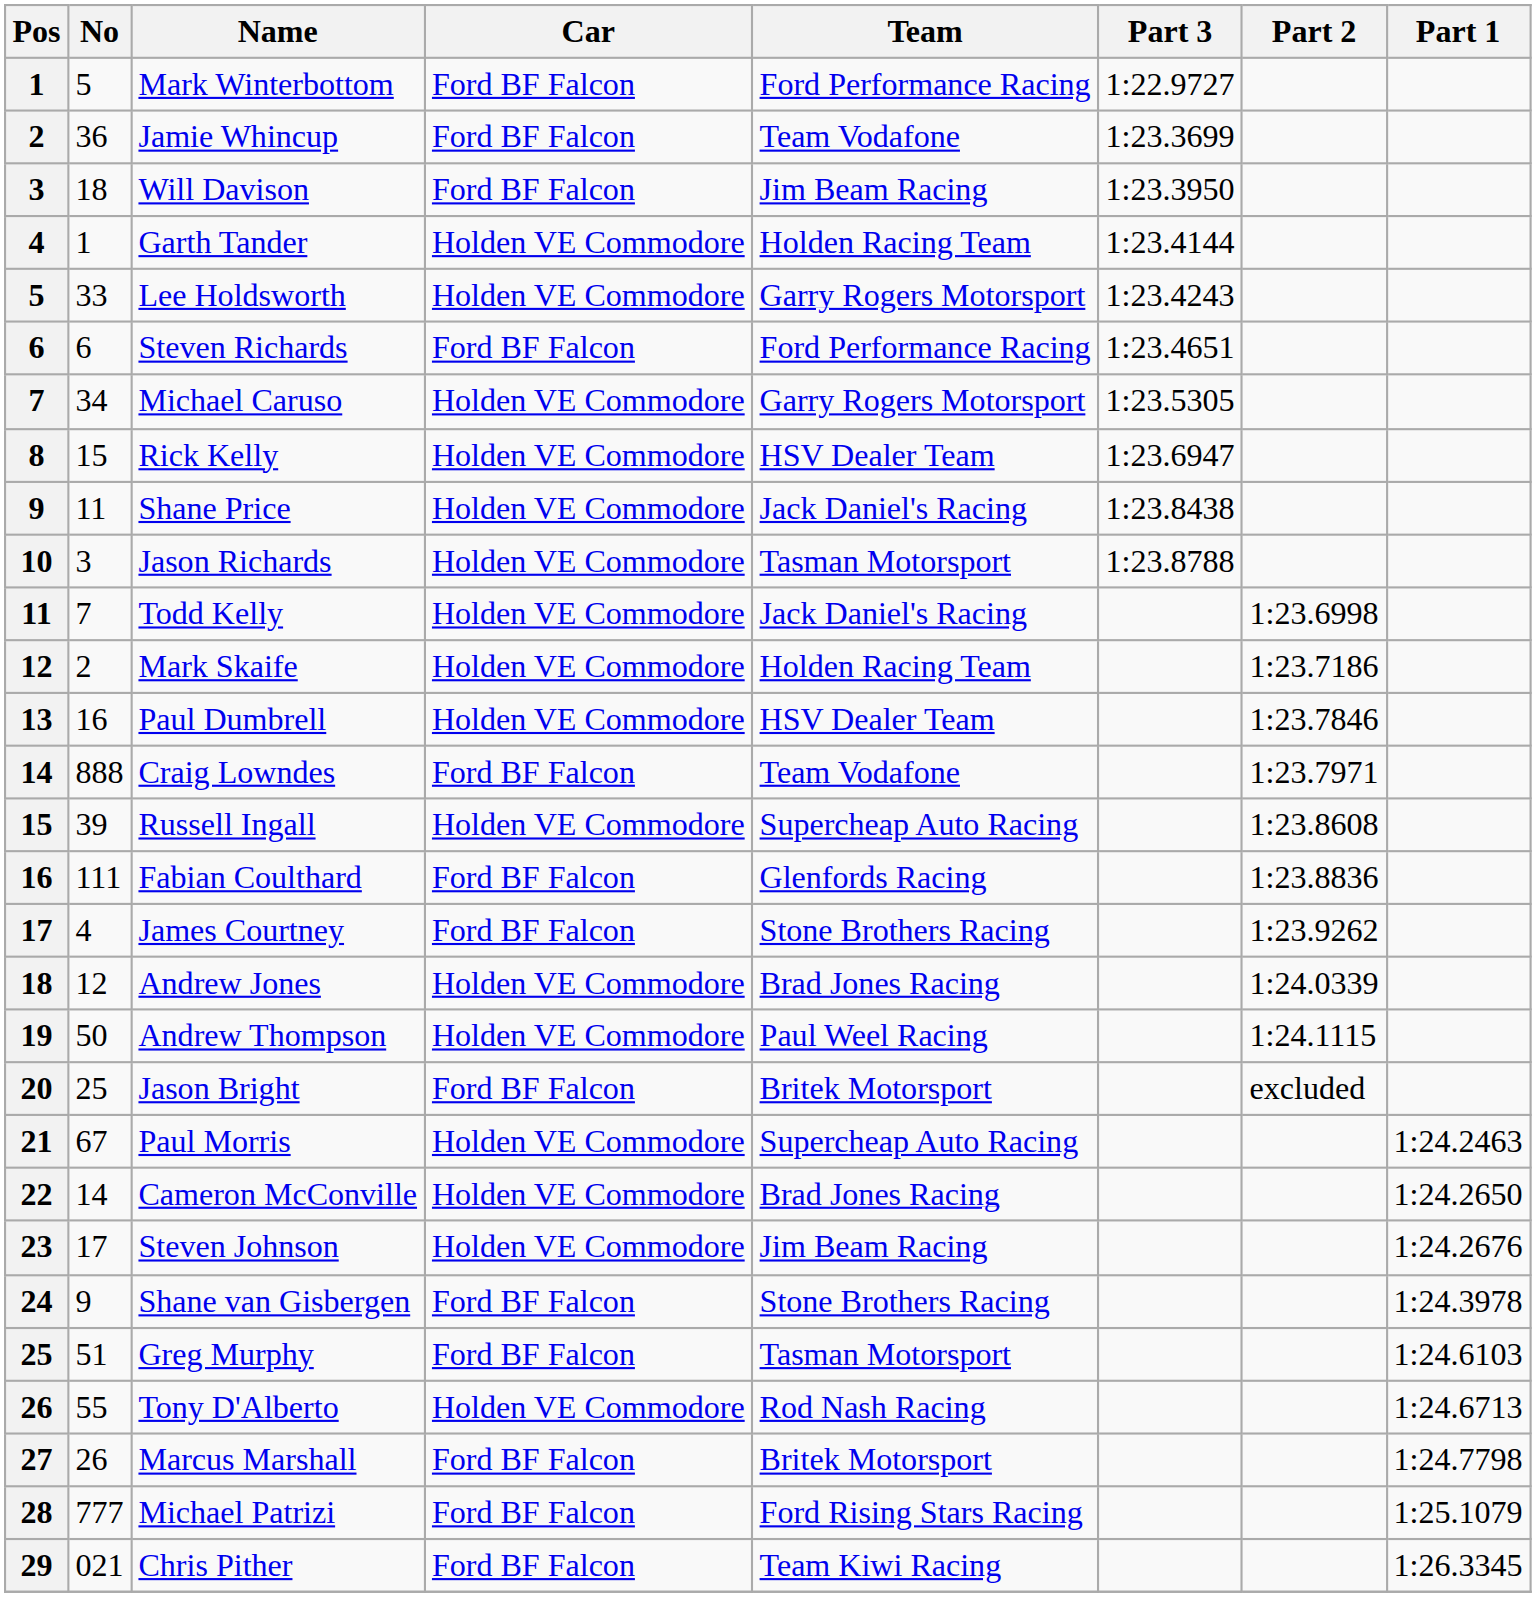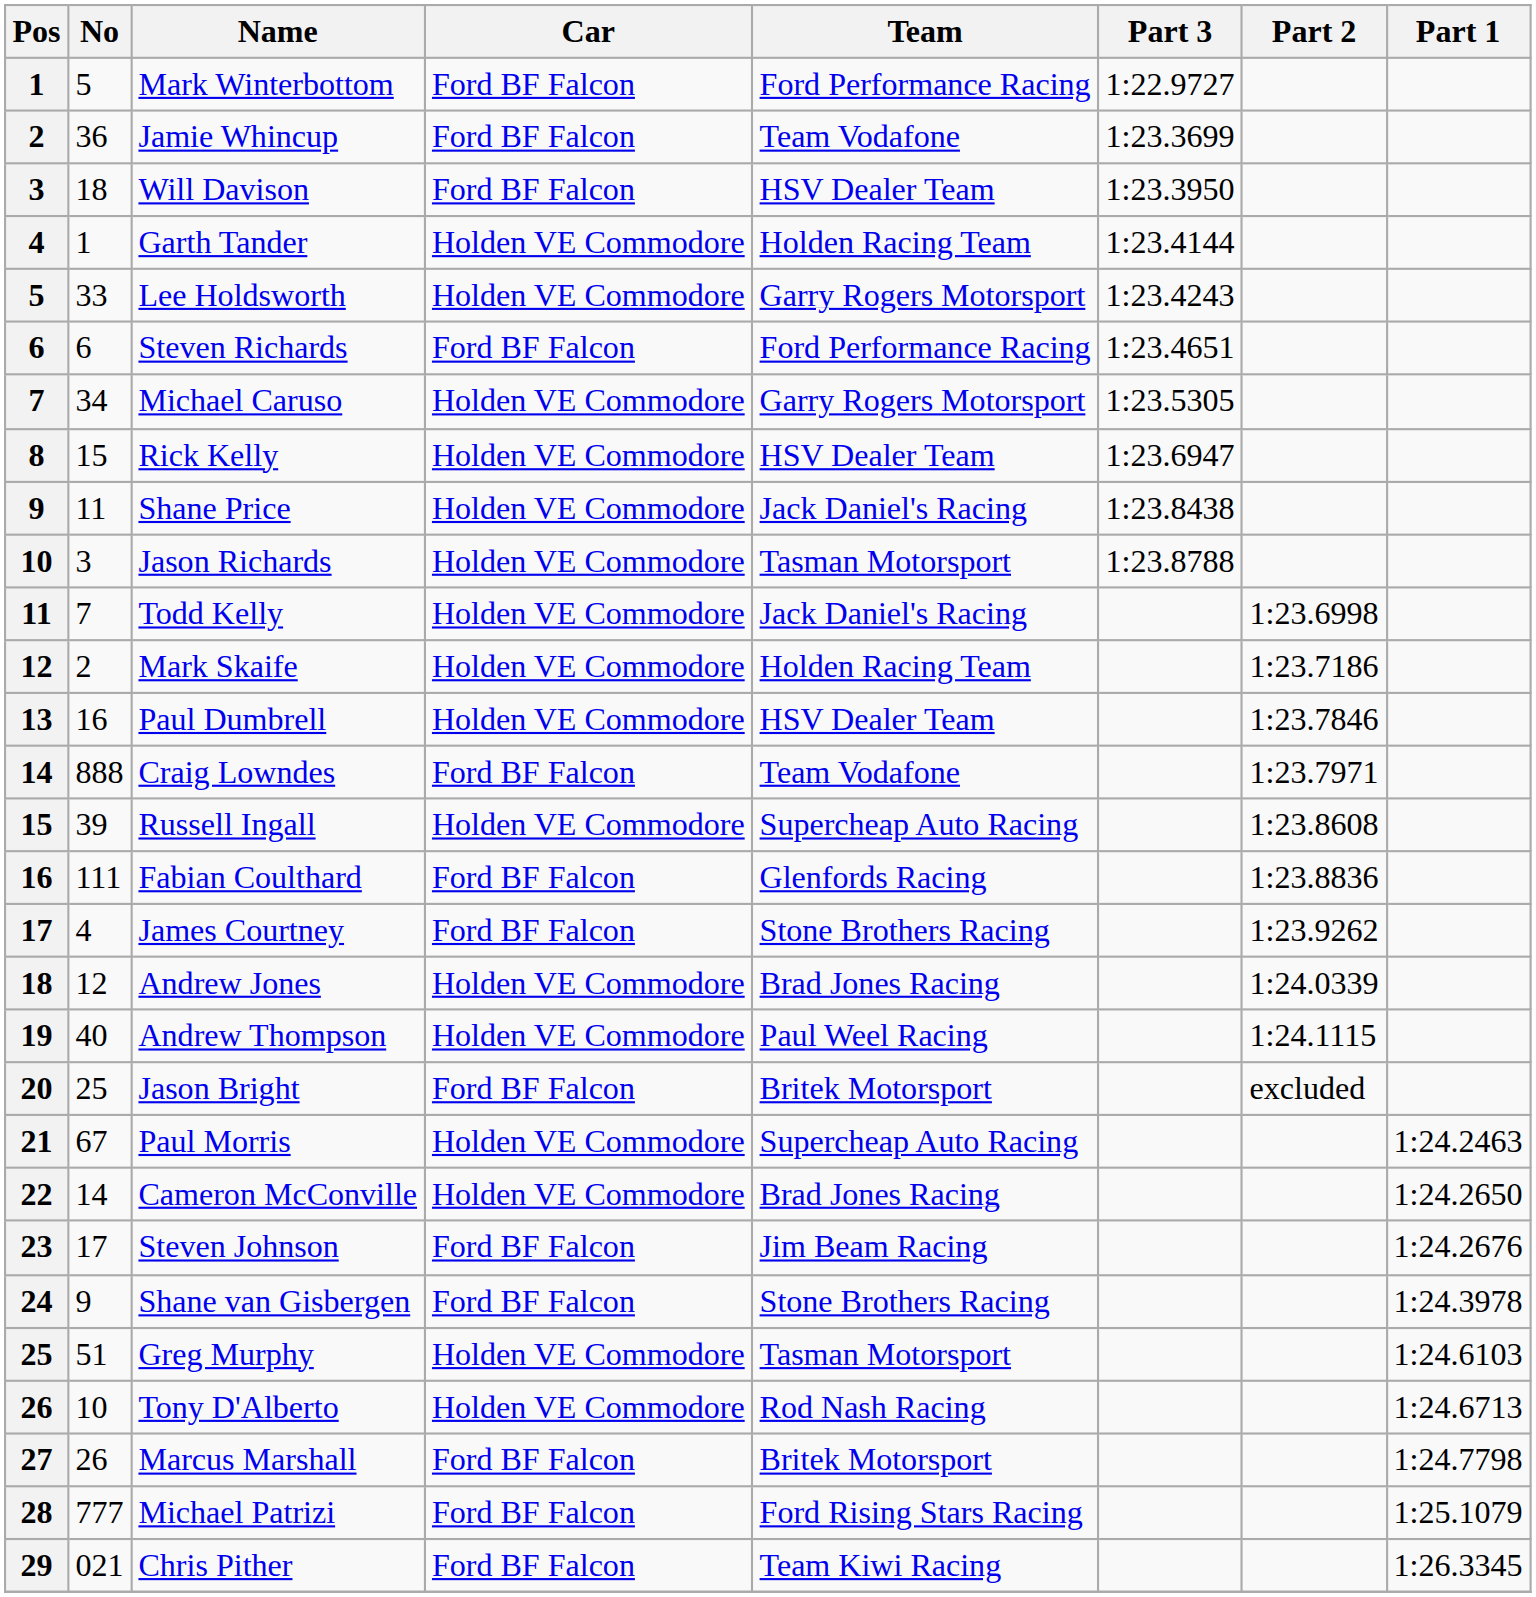(874, 189) Jim Beam Racing -> (877, 189) HSV Dealer Team
(91, 1035) 50 -> (91, 1035) 40
(588, 1247) Holden VE Commodore -> (533, 1247) Ford BF Falcon
(533, 1353) Ford BF Falcon -> (588, 1353) Holden VE Commodore
(91, 1406) 55 -> (91, 1406) 10
